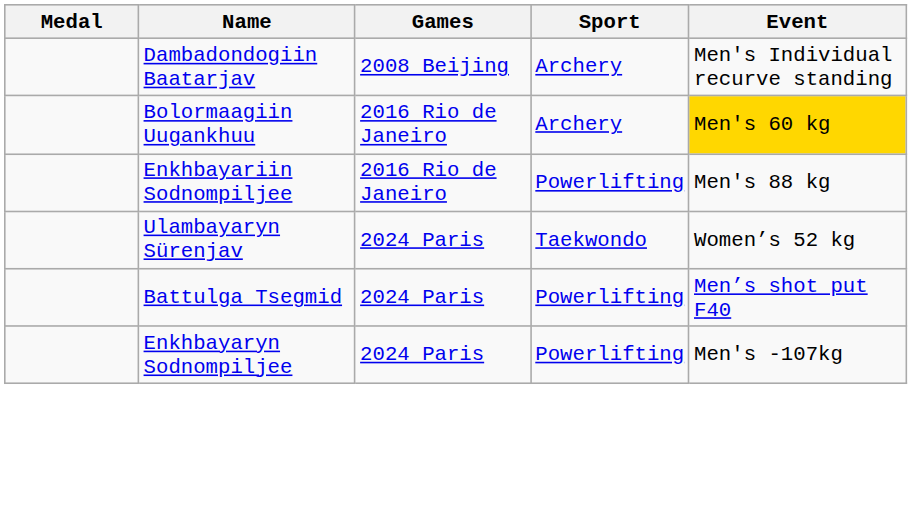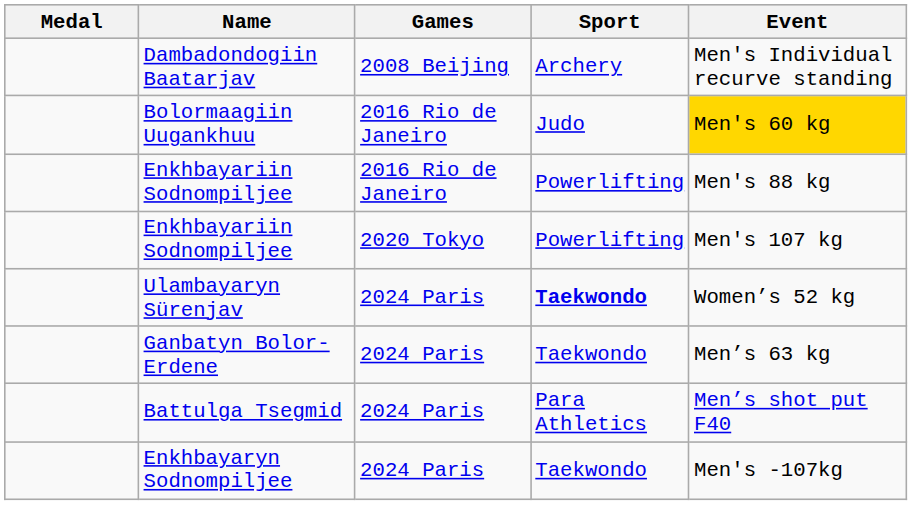(579, 125) Archery -> (560, 125) Judo
+ row: (218, 240)
(591, 240) normal -> (591, 297) bold
+ row: (237, 355)
(610, 297) Powerlifting -> (591, 412) Para Athletics
(610, 355) Powerlifting -> (591, 470) Taekwondo
